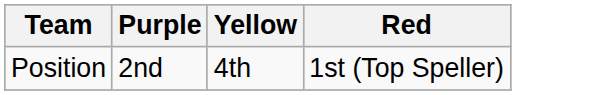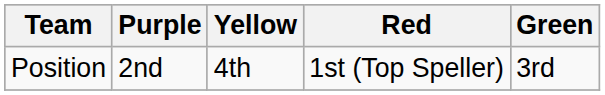+ column: (555, 25)
